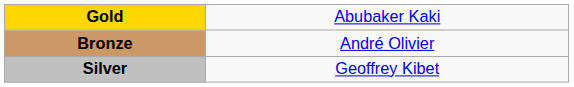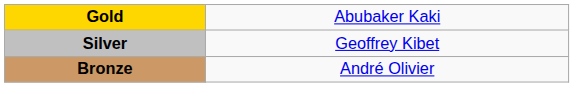rows swapped: (105, 69) <-> (105, 43)
